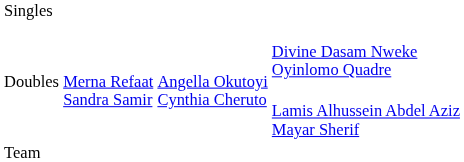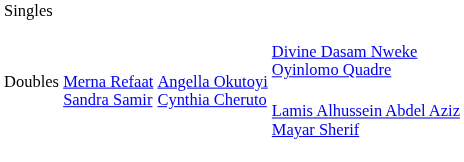- row: (22, 152)
